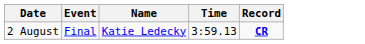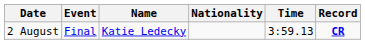+ column: (227, 13)
